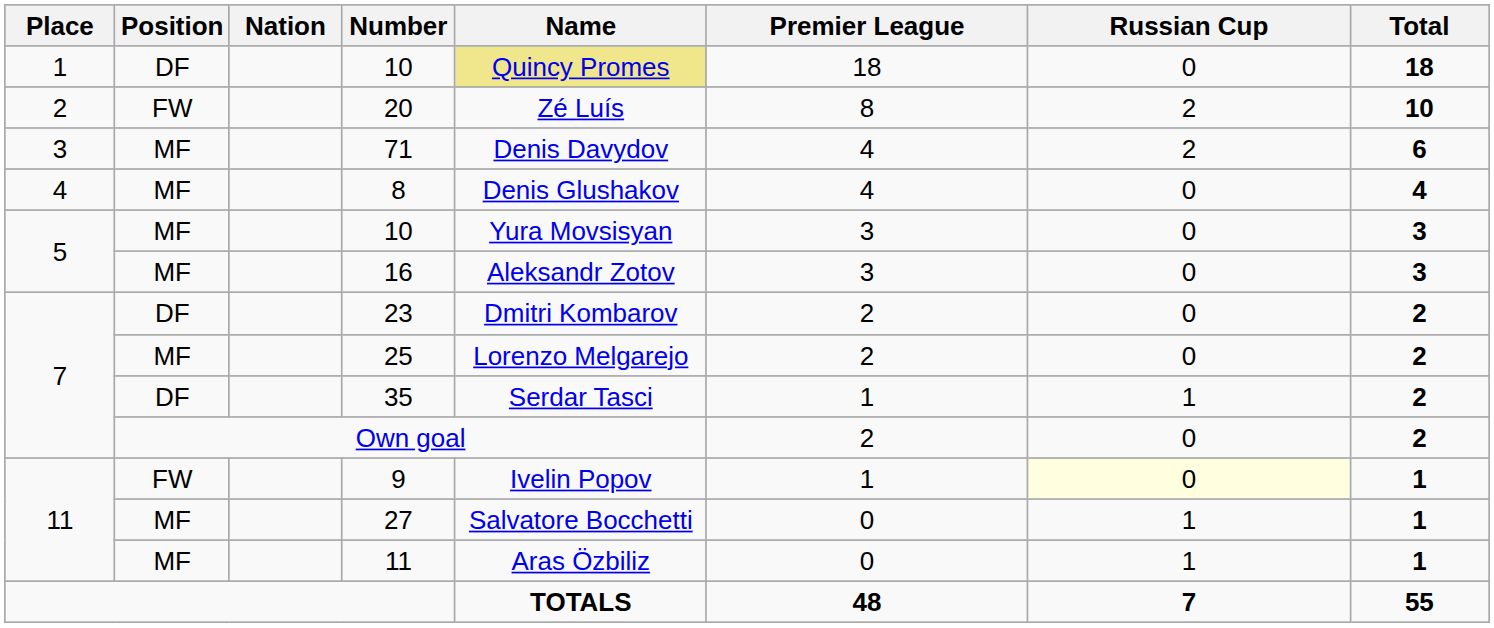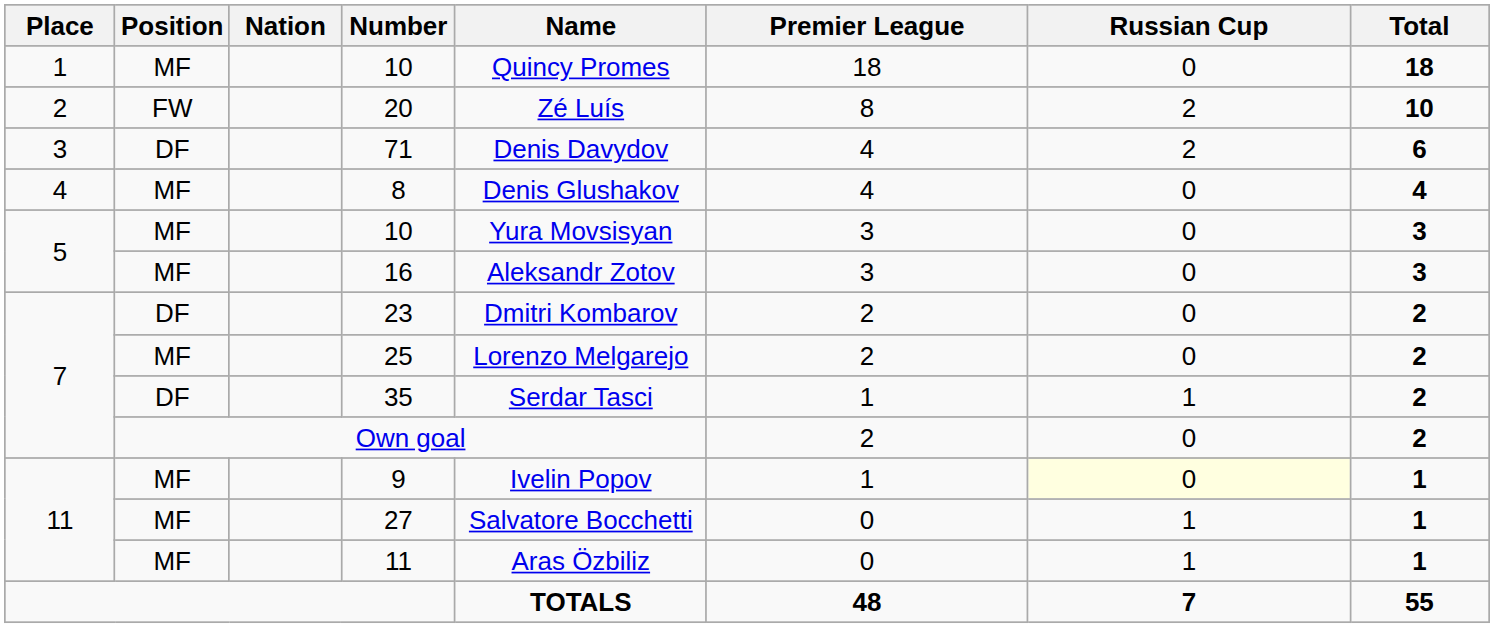(172, 67) DF -> (172, 67) MF
(581, 67) khaki background -> (581, 67) no background
(172, 149) MF -> (172, 149) DF
(172, 478) FW -> (172, 478) MF
